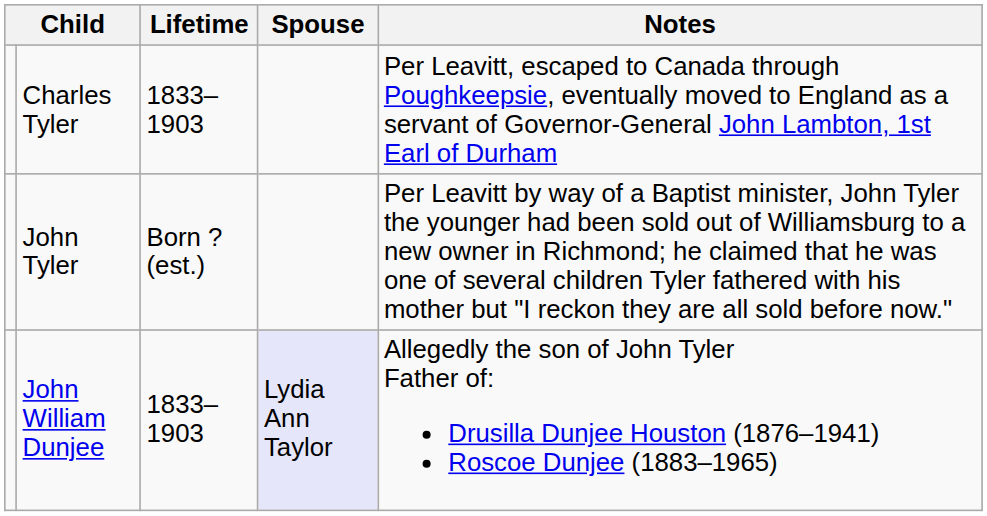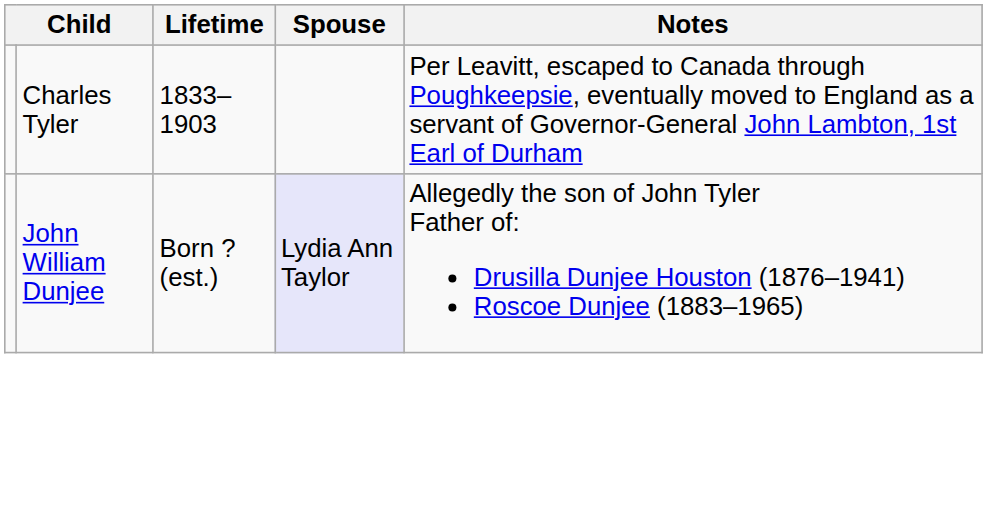- row: (51, 251)
(182, 419) 1833–1903 -> (198, 262) Born ? (est.)
